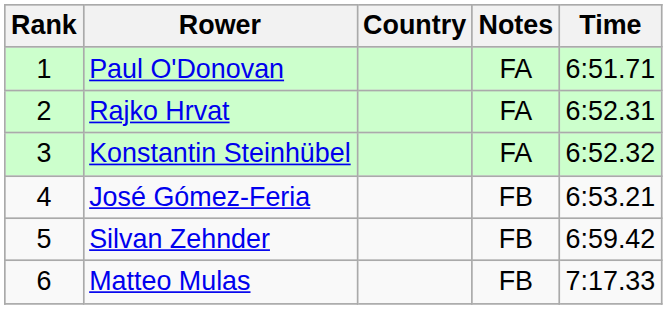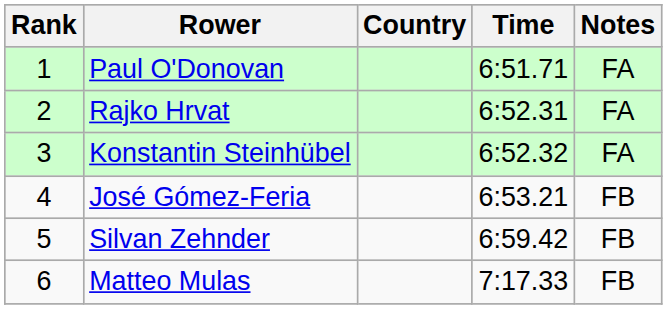columns swapped: (610, 25) <-> (516, 25)
